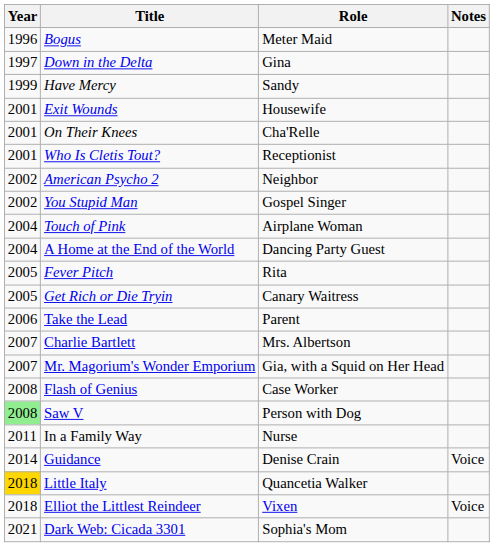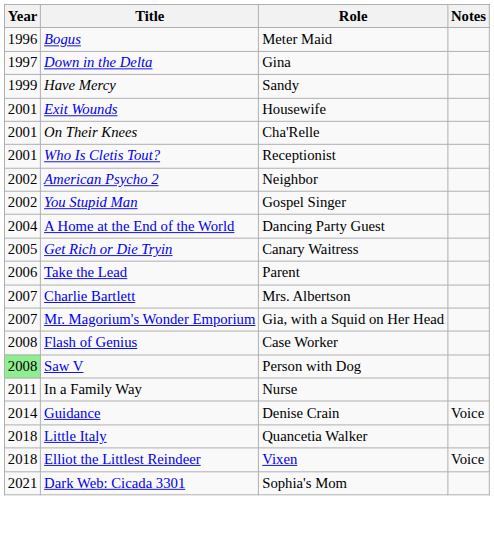- row: (85, 226)
- row: (79, 272)
(23, 483) gold background -> (23, 436) no background
